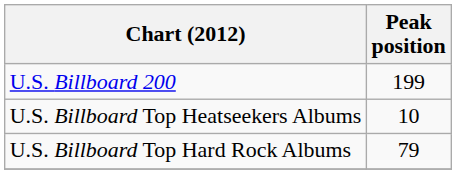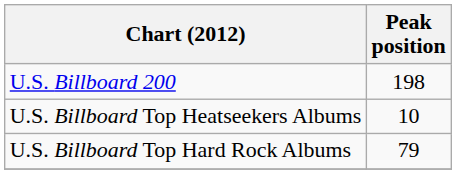(409, 81) 199 -> (409, 81) 198
